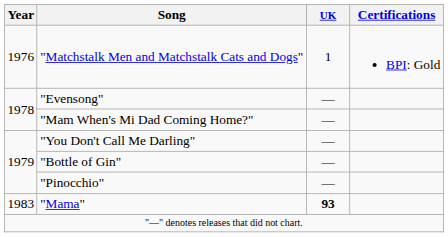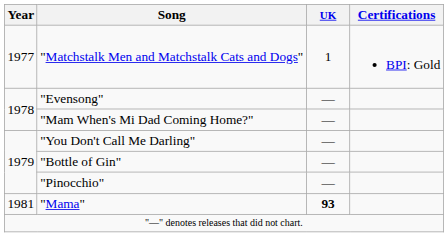(21, 56) 1976 -> (21, 56) 1977
(21, 203) 1983 -> (21, 203) 1981
